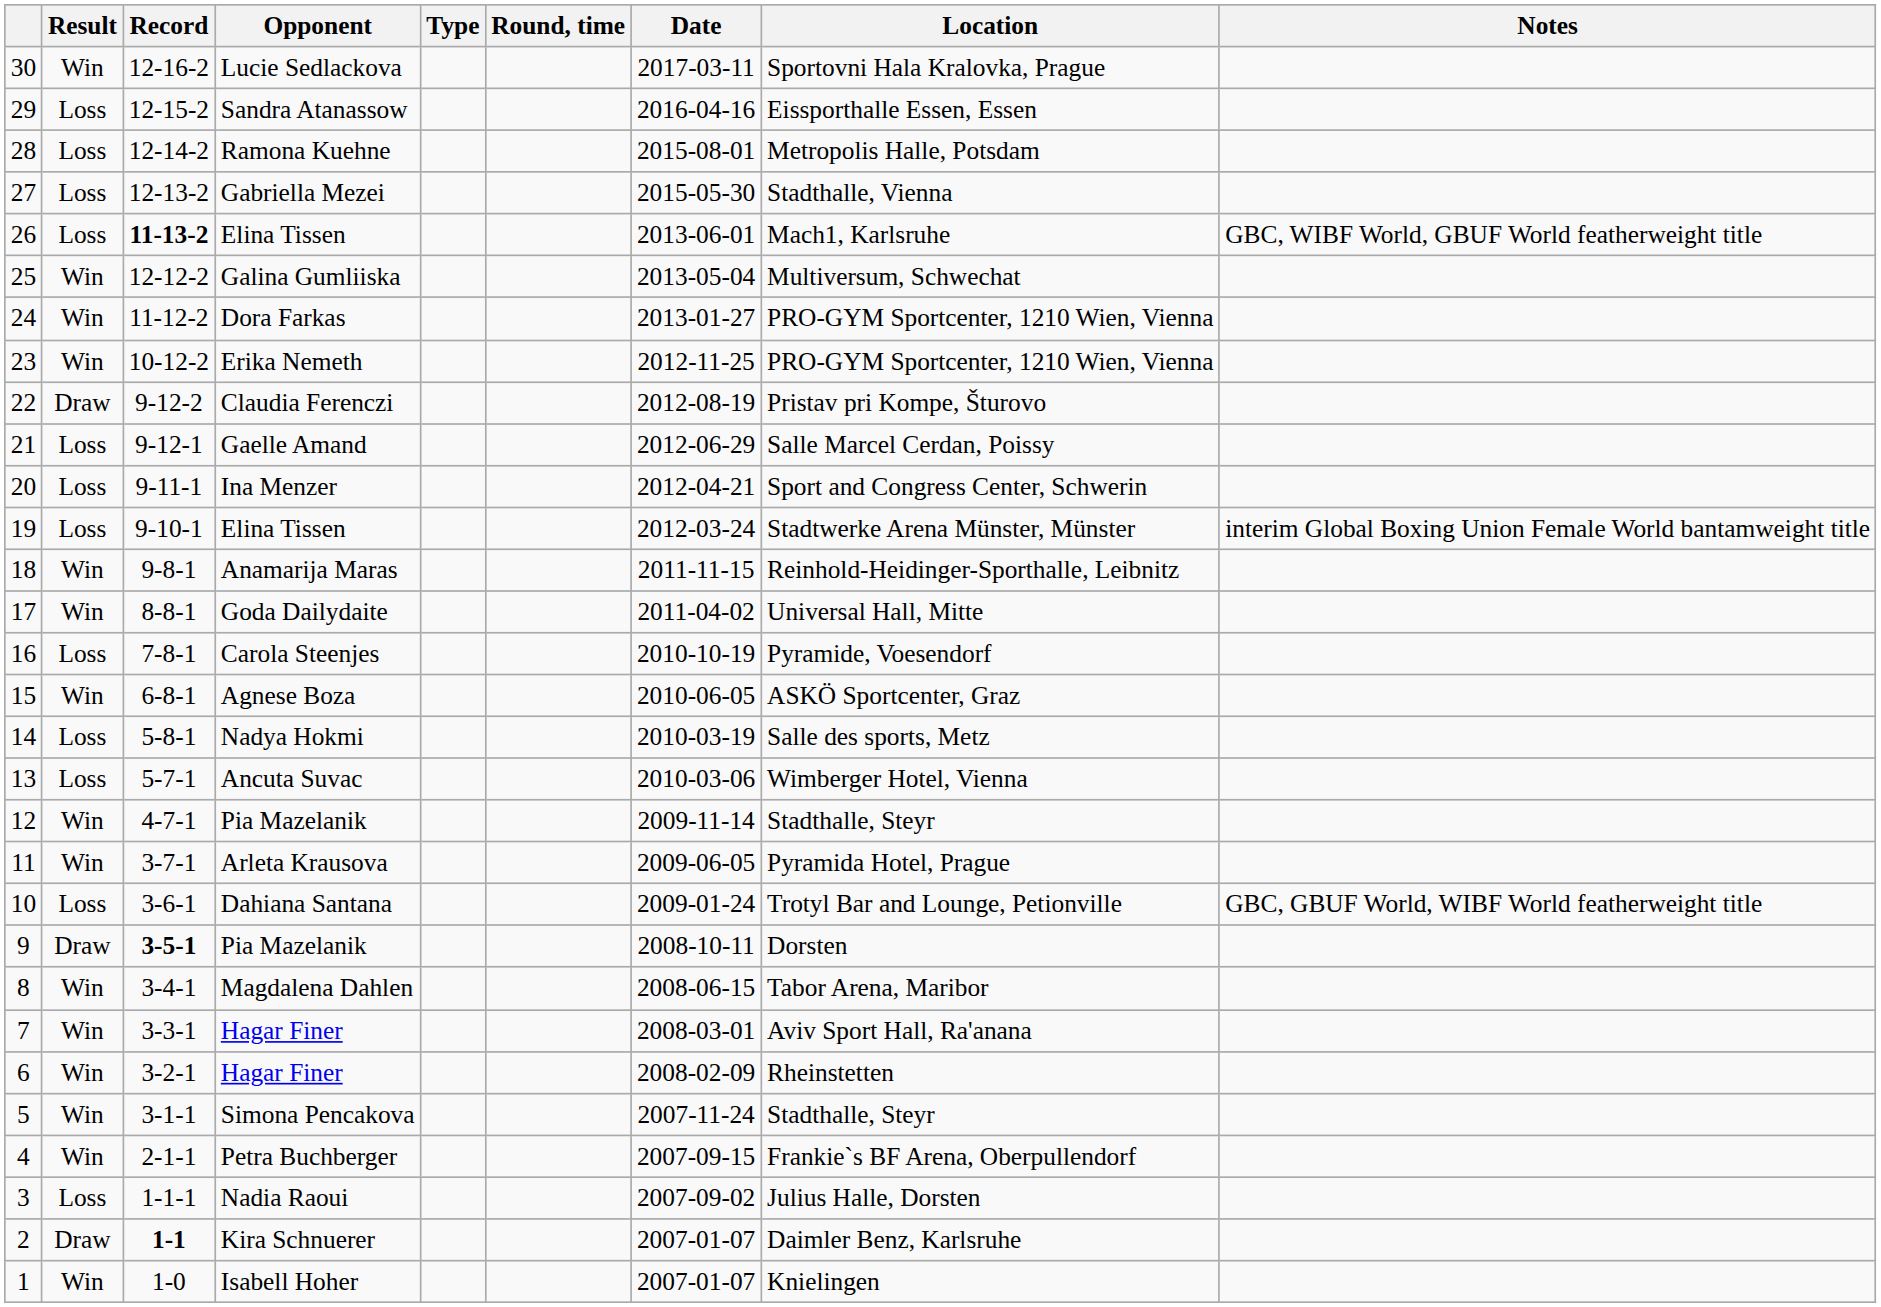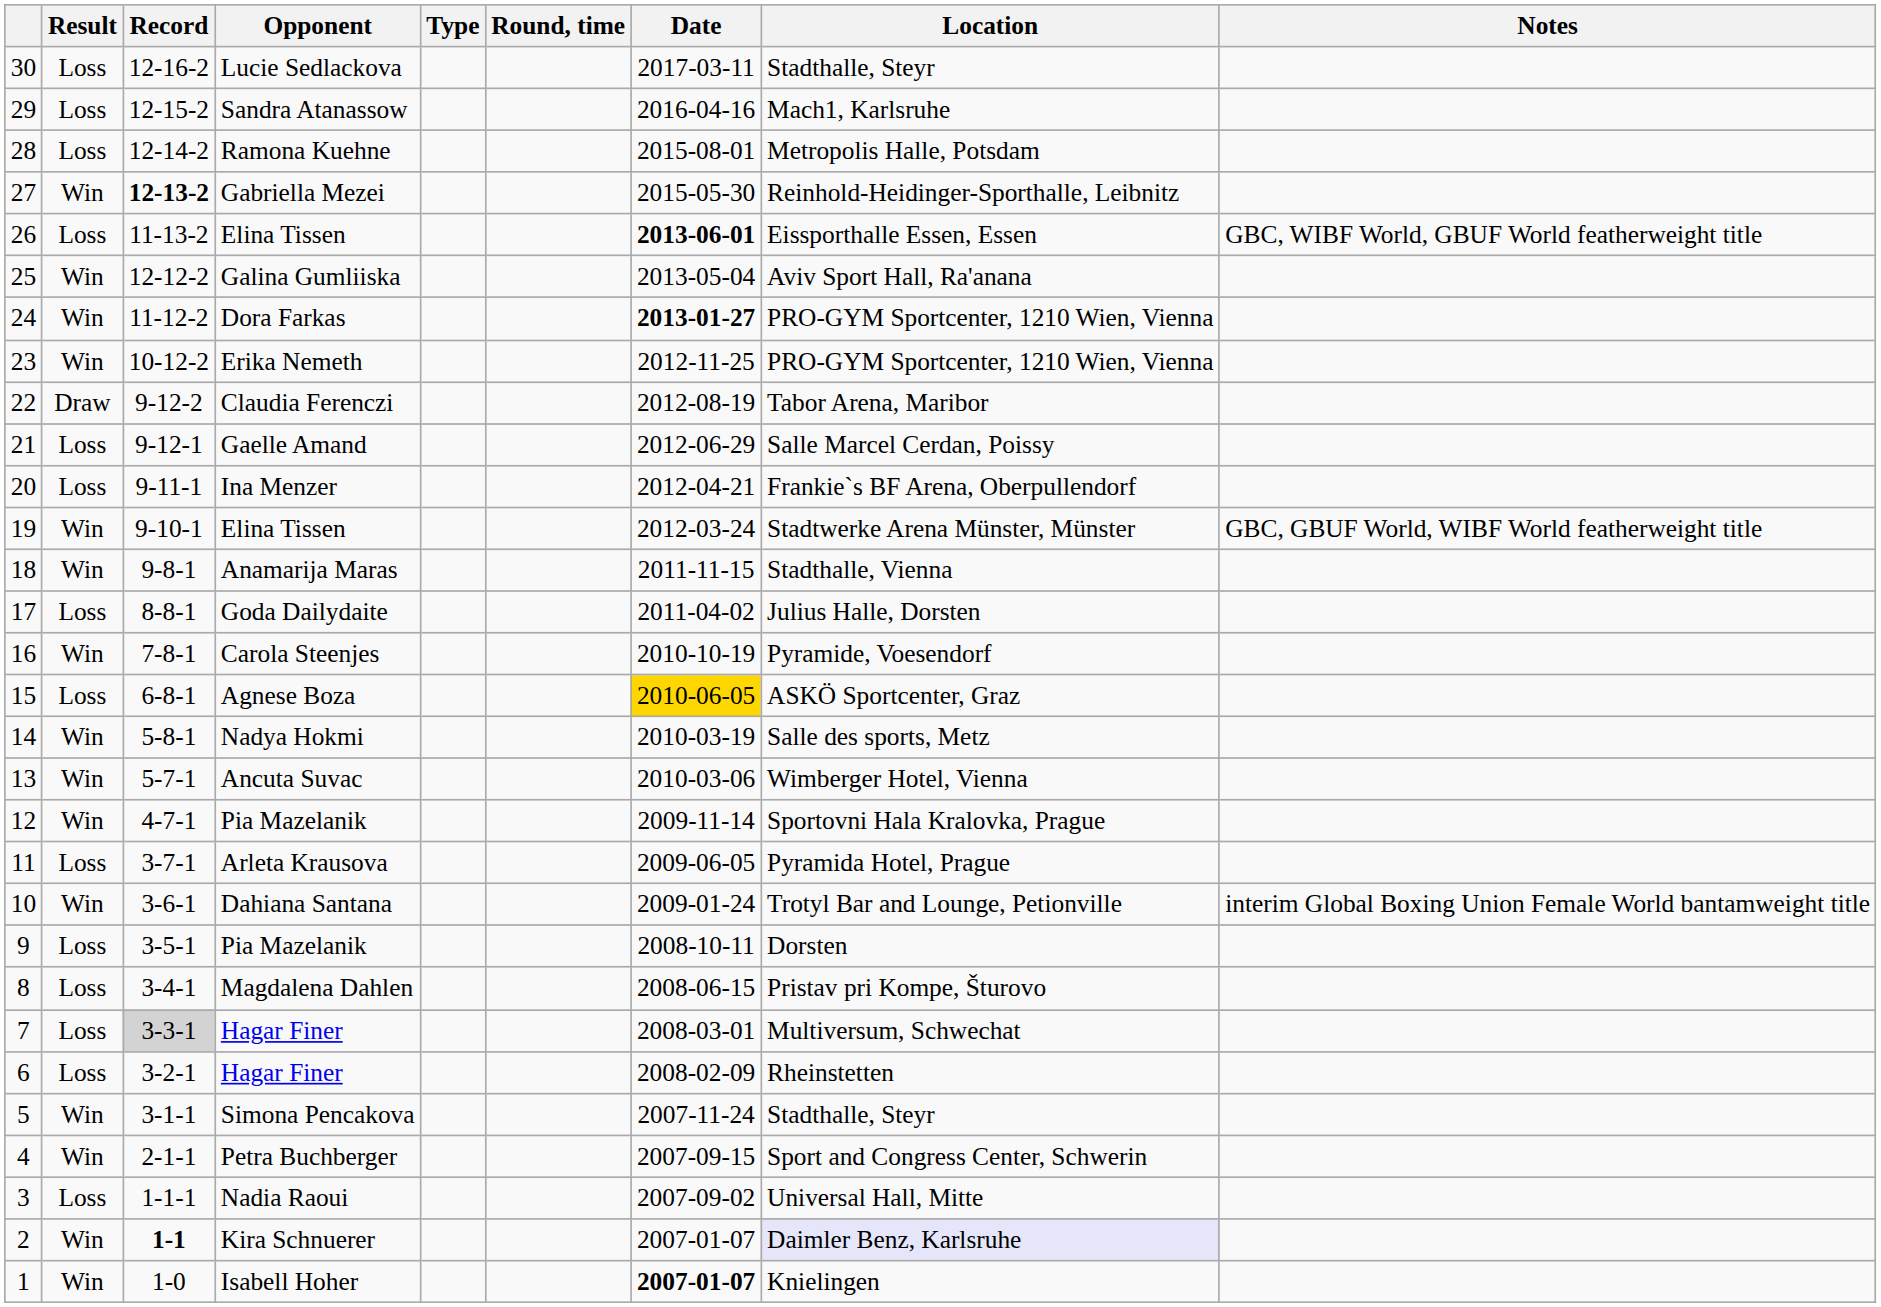(82, 67) Win -> (82, 67) Loss
(936, 67) Sportovni Hala Kralovka, Prague -> (851, 67) Stadthalle, Steyr
(902, 109) Eissporthalle Essen, Essen -> (859, 109) Mach1, Karlsruhe
(82, 193) Loss -> (82, 193) Win
(169, 193) normal -> (169, 193) bold
(860, 193) Stadthalle, Vienna -> (973, 193) Reinhold-Heidinger-Sporthalle, Leibnitz
(169, 234) bold -> (169, 234) normal
(696, 234) normal -> (696, 234) bold
(859, 234) Mach1, Karlsruhe -> (902, 234) Eissporthalle Essen, Essen
(894, 276) Multiversum, Schwechat -> (899, 276) Aviv Sport Hall, Ra'anana
(696, 318) normal -> (696, 318) bold
(907, 402) Pristav pri Kompe, Šturovo -> (878, 402) Tabor Arena, Maribor
(957, 486) Sport and Congress Center, Schwerin -> (952, 486) Frankie`s BF Arena, Oberpullendorf
(82, 527) Loss -> (82, 527) Win
(1548, 527) interim Global Boxing Union Female World bantamweight title -> (1494, 527) GBC, GBUF World, WIBF World featherweight title
(973, 569) Reinhold-Heidinger-Sporthalle, Leibnitz -> (860, 569) Stadthalle, Vienna
(82, 611) Win -> (82, 611) Loss
(875, 611) Universal Hall, Mitte -> (874, 611) Julius Halle, Dorsten
(82, 653) Loss -> (82, 653) Win
(82, 695) Win -> (82, 695) Loss
(696, 695) no background -> (696, 695) gold background
(82, 737) Loss -> (82, 737) Win
(82, 778) Loss -> (82, 778) Win
(851, 820) Stadthalle, Steyr -> (936, 820) Sportovni Hala Kralovka, Prague
(82, 862) Win -> (82, 862) Loss
(82, 904) Loss -> (82, 904) Win
(1494, 904) GBC, GBUF World, WIBF World featherweight title -> (1548, 904) interim Global Boxing Union Female World bantamweight title
(82, 946) Draw -> (82, 946) Loss
(169, 946) bold -> (169, 946) normal
(82, 988) Win -> (82, 988) Loss
(878, 988) Tabor Arena, Maribor -> (907, 988) Pristav pri Kompe, Šturovo
(82, 1030) Win -> (82, 1030) Loss
(169, 1030) no background -> (169, 1030) lightgrey background
(899, 1030) Aviv Sport Hall, Ra'anana -> (894, 1030) Multiversum, Schwechat
(82, 1071) Win -> (82, 1071) Loss
(952, 1155) Frankie`s BF Arena, Oberpullendorf -> (957, 1155) Sport and Congress Center, Schwerin
(874, 1197) Julius Halle, Dorsten -> (875, 1197) Universal Hall, Mitte
(82, 1239) Draw -> (82, 1239) Win
(894, 1239) no background -> (894, 1239) lavender background
(696, 1281) normal -> (696, 1281) bold
